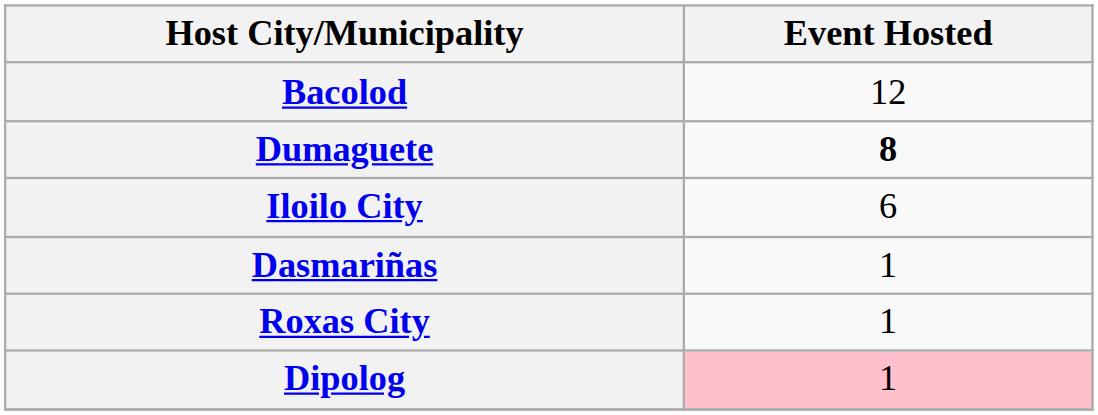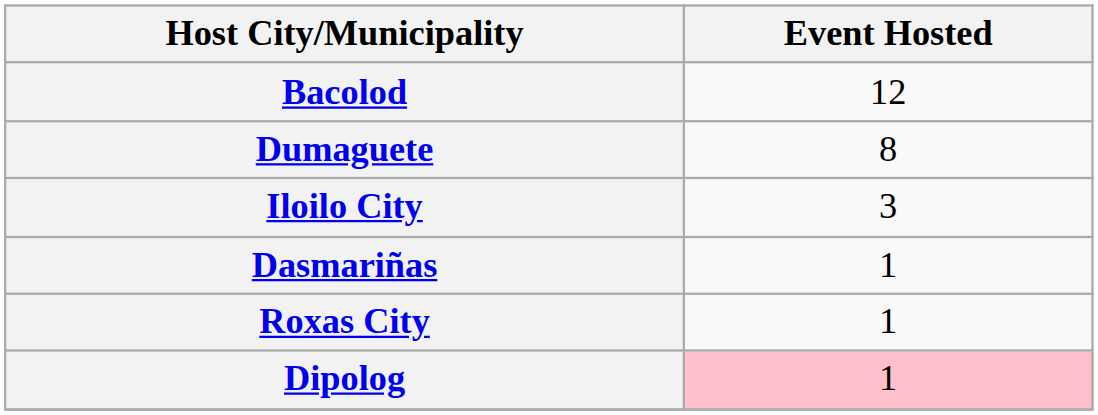(888, 148) bold -> (888, 148) normal
(888, 206) 6 -> (888, 206) 3
